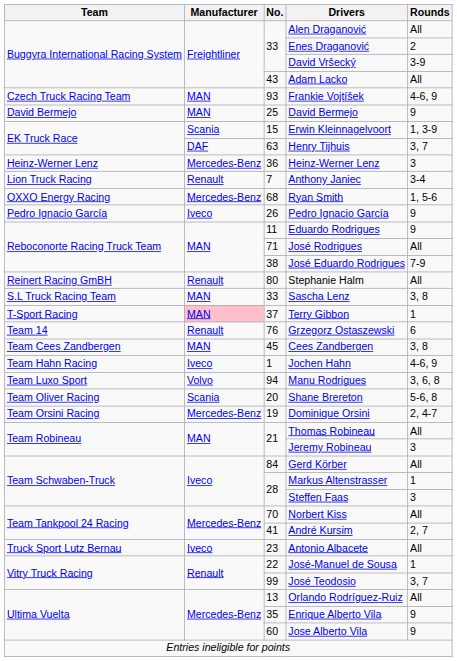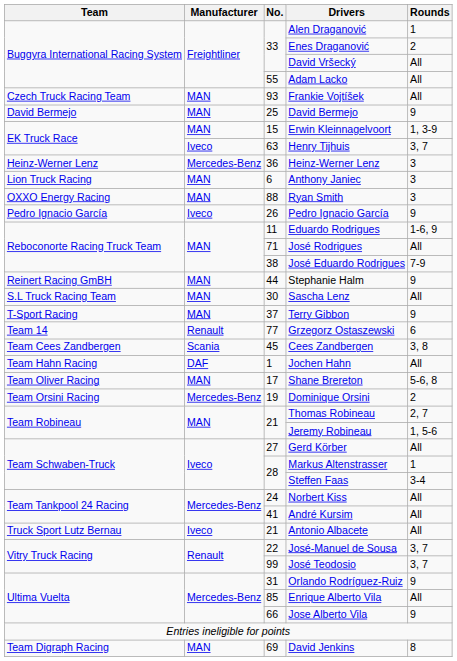(416, 29) All -> (413, 29) 1
(418, 63) 3-9 -> (416, 63) All
(272, 79) 43 -> (272, 79) 55
(424, 96) 4-6, 9 -> (416, 96) All
(203, 129) Scania -> (199, 129) MAN
(198, 146) DAF -> (200, 146) Iveco
(205, 180) Renault -> (199, 180) MAN
(269, 180) 7 -> (269, 180) 6
(418, 180) 3-4 -> (413, 180) 3
(224, 196) Mercedes-Benz -> (199, 196) MAN
(272, 196) 68 -> (272, 196) 88
(424, 196) 1, 5-6 -> (413, 196) 3
(413, 230) 9 -> (424, 230) 1-6, 9
(205, 280) Renault -> (199, 280) MAN
(272, 280) 80 -> (272, 280) 44
(416, 280) All -> (413, 280) 9
(272, 297) 33 -> (272, 297) 30
(419, 297) 3, 8 -> (416, 297) All
(199, 313) pink background -> (199, 313) no background
(413, 313) 1 -> (413, 313) 9
(272, 330) 76 -> (272, 330) 77
(199, 347) MAN -> (203, 347) Scania
(200, 363) Iveco -> (198, 363) DAF
(424, 363) 4-6, 9 -> (416, 363) All
- row: (327, 380)
(203, 397) Scania -> (199, 380) MAN
(272, 397) 20 -> (272, 380) 17
(424, 414) 2, 4-7 -> (413, 397) 2
(416, 430) All -> (419, 414) 2, 7
(413, 447) 3 -> (424, 430) 1, 5-6
(272, 464) 84 -> (272, 447) 27
(413, 497) 3 -> (418, 481) 3-4
(272, 514) 70 -> (272, 497) 24
(419, 531) 2, 7 -> (416, 514) All
(272, 547) 23 -> (272, 531) 21
(413, 564) 1 -> (419, 547) 3, 7
(272, 598) 13 -> (272, 581) 31
(416, 598) All -> (413, 581) 9
(272, 614) 35 -> (272, 598) 85
(413, 614) 9 -> (416, 598) All
(272, 631) 60 -> (272, 614) 66
+ row: (321, 648)
